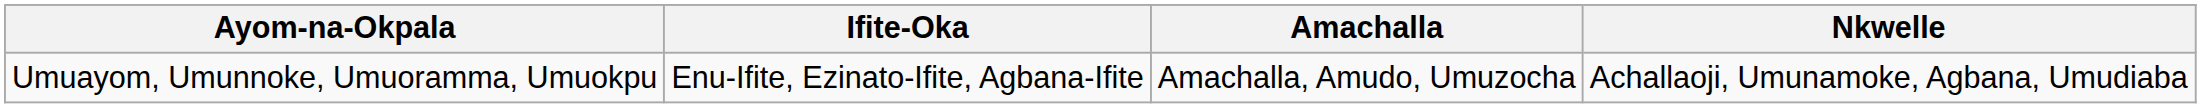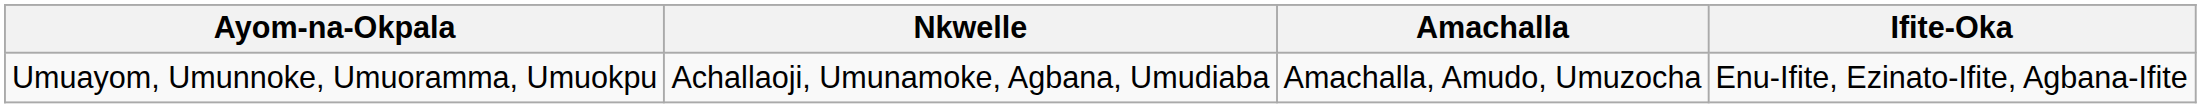columns swapped: (1889, 28) <-> (908, 28)
